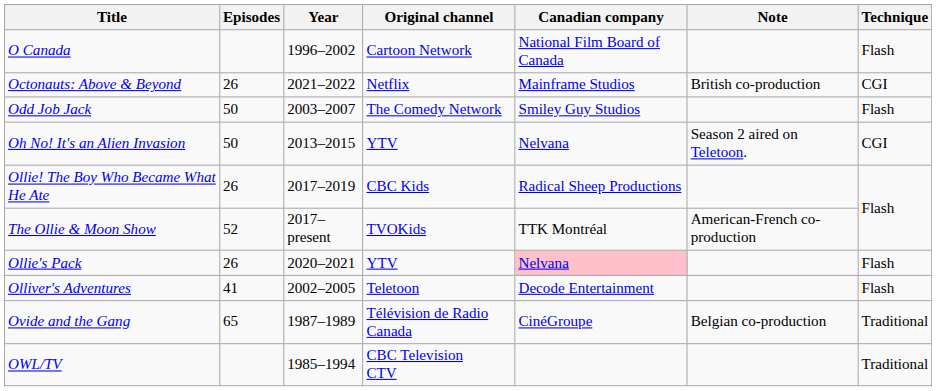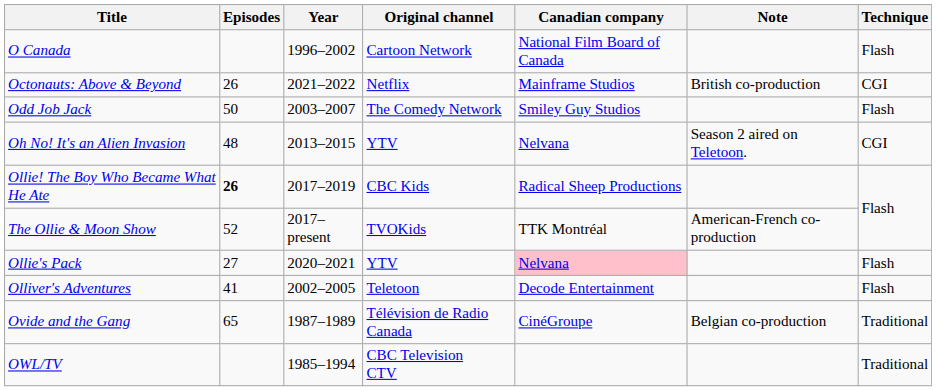(231, 143) 50 -> (231, 143) 48
(231, 186) normal -> (231, 186) bold
(231, 263) 26 -> (231, 263) 27
